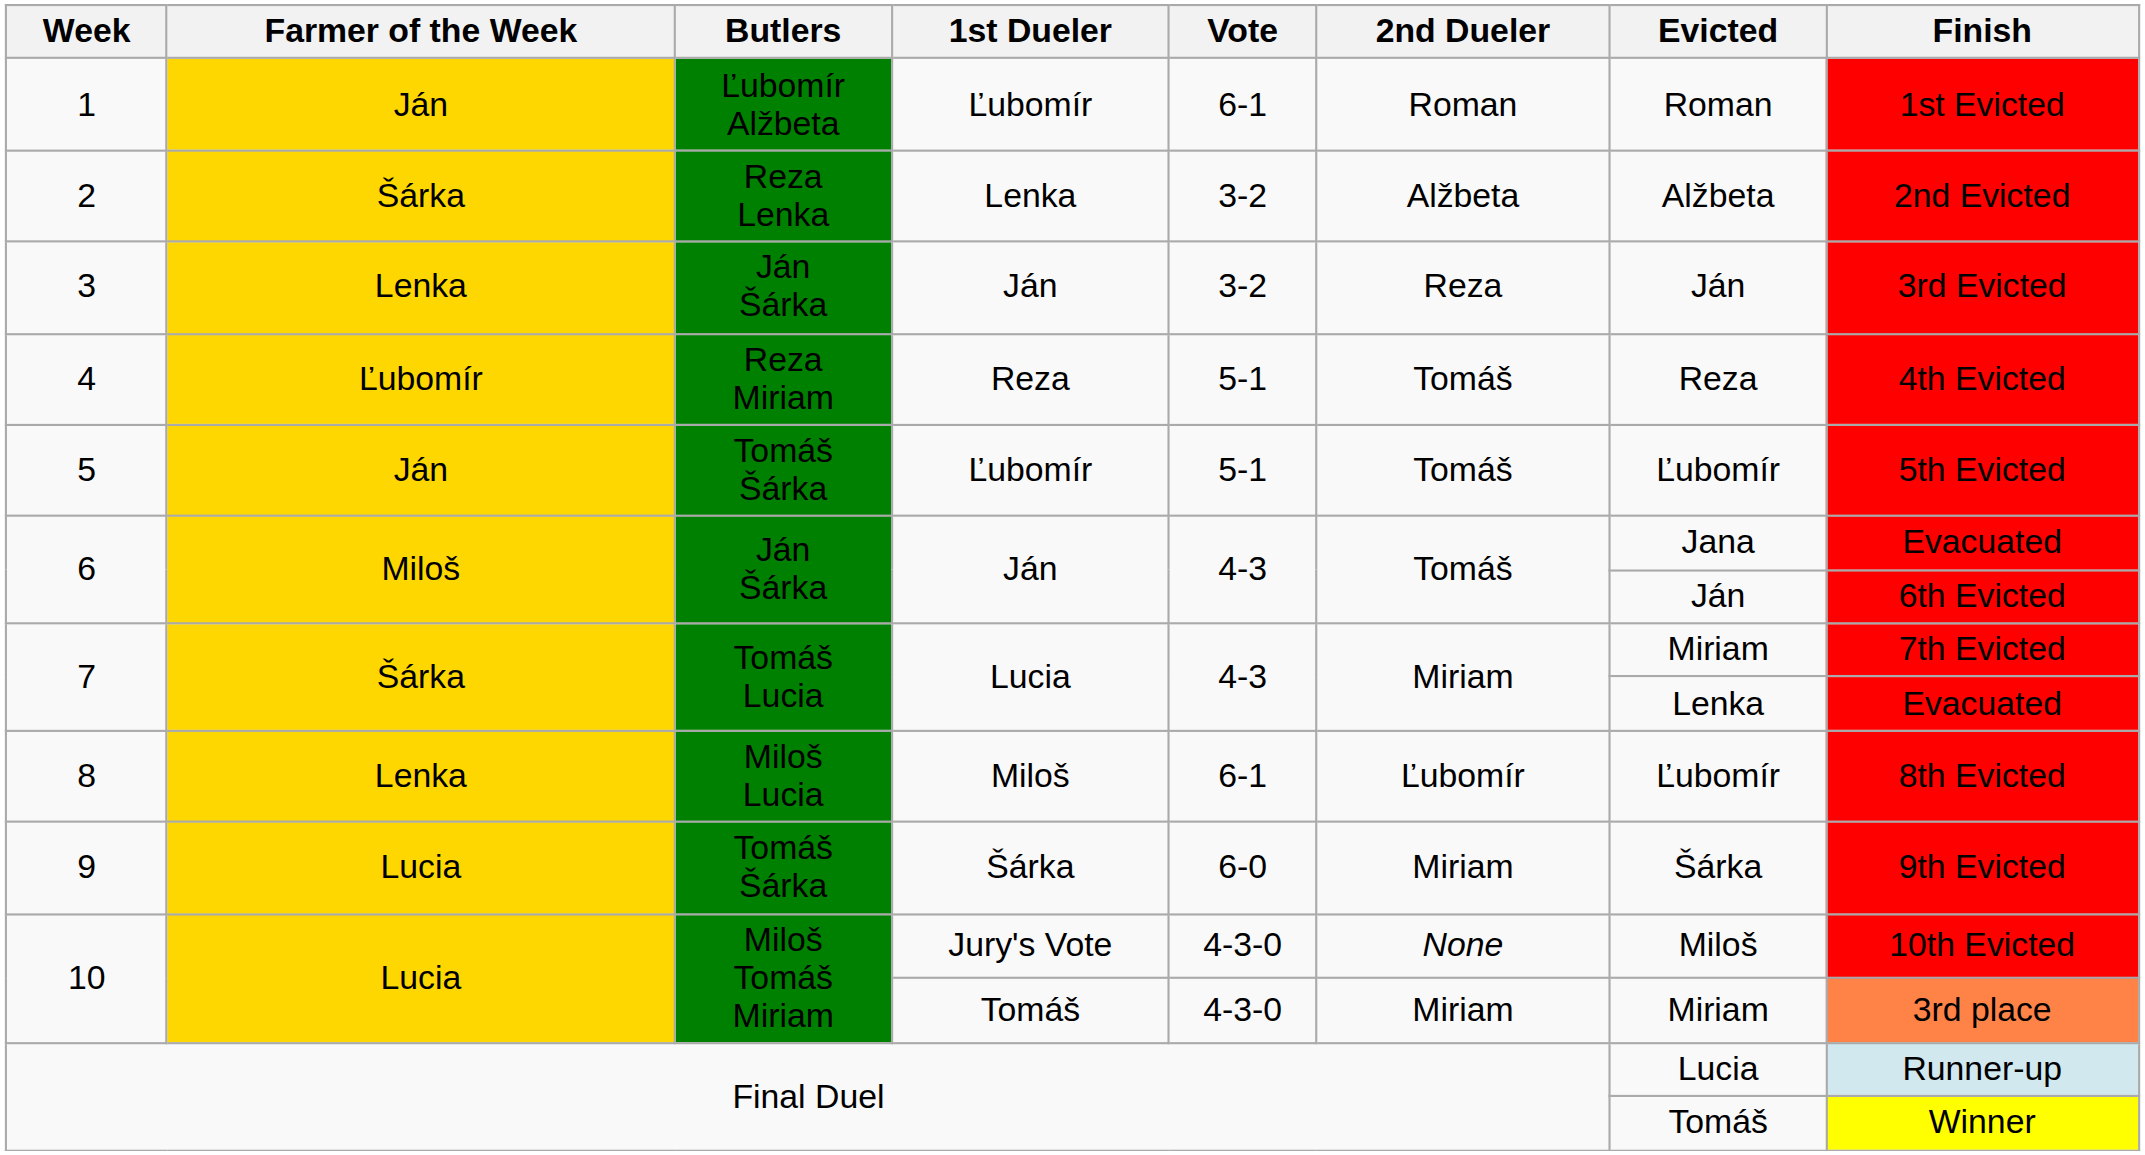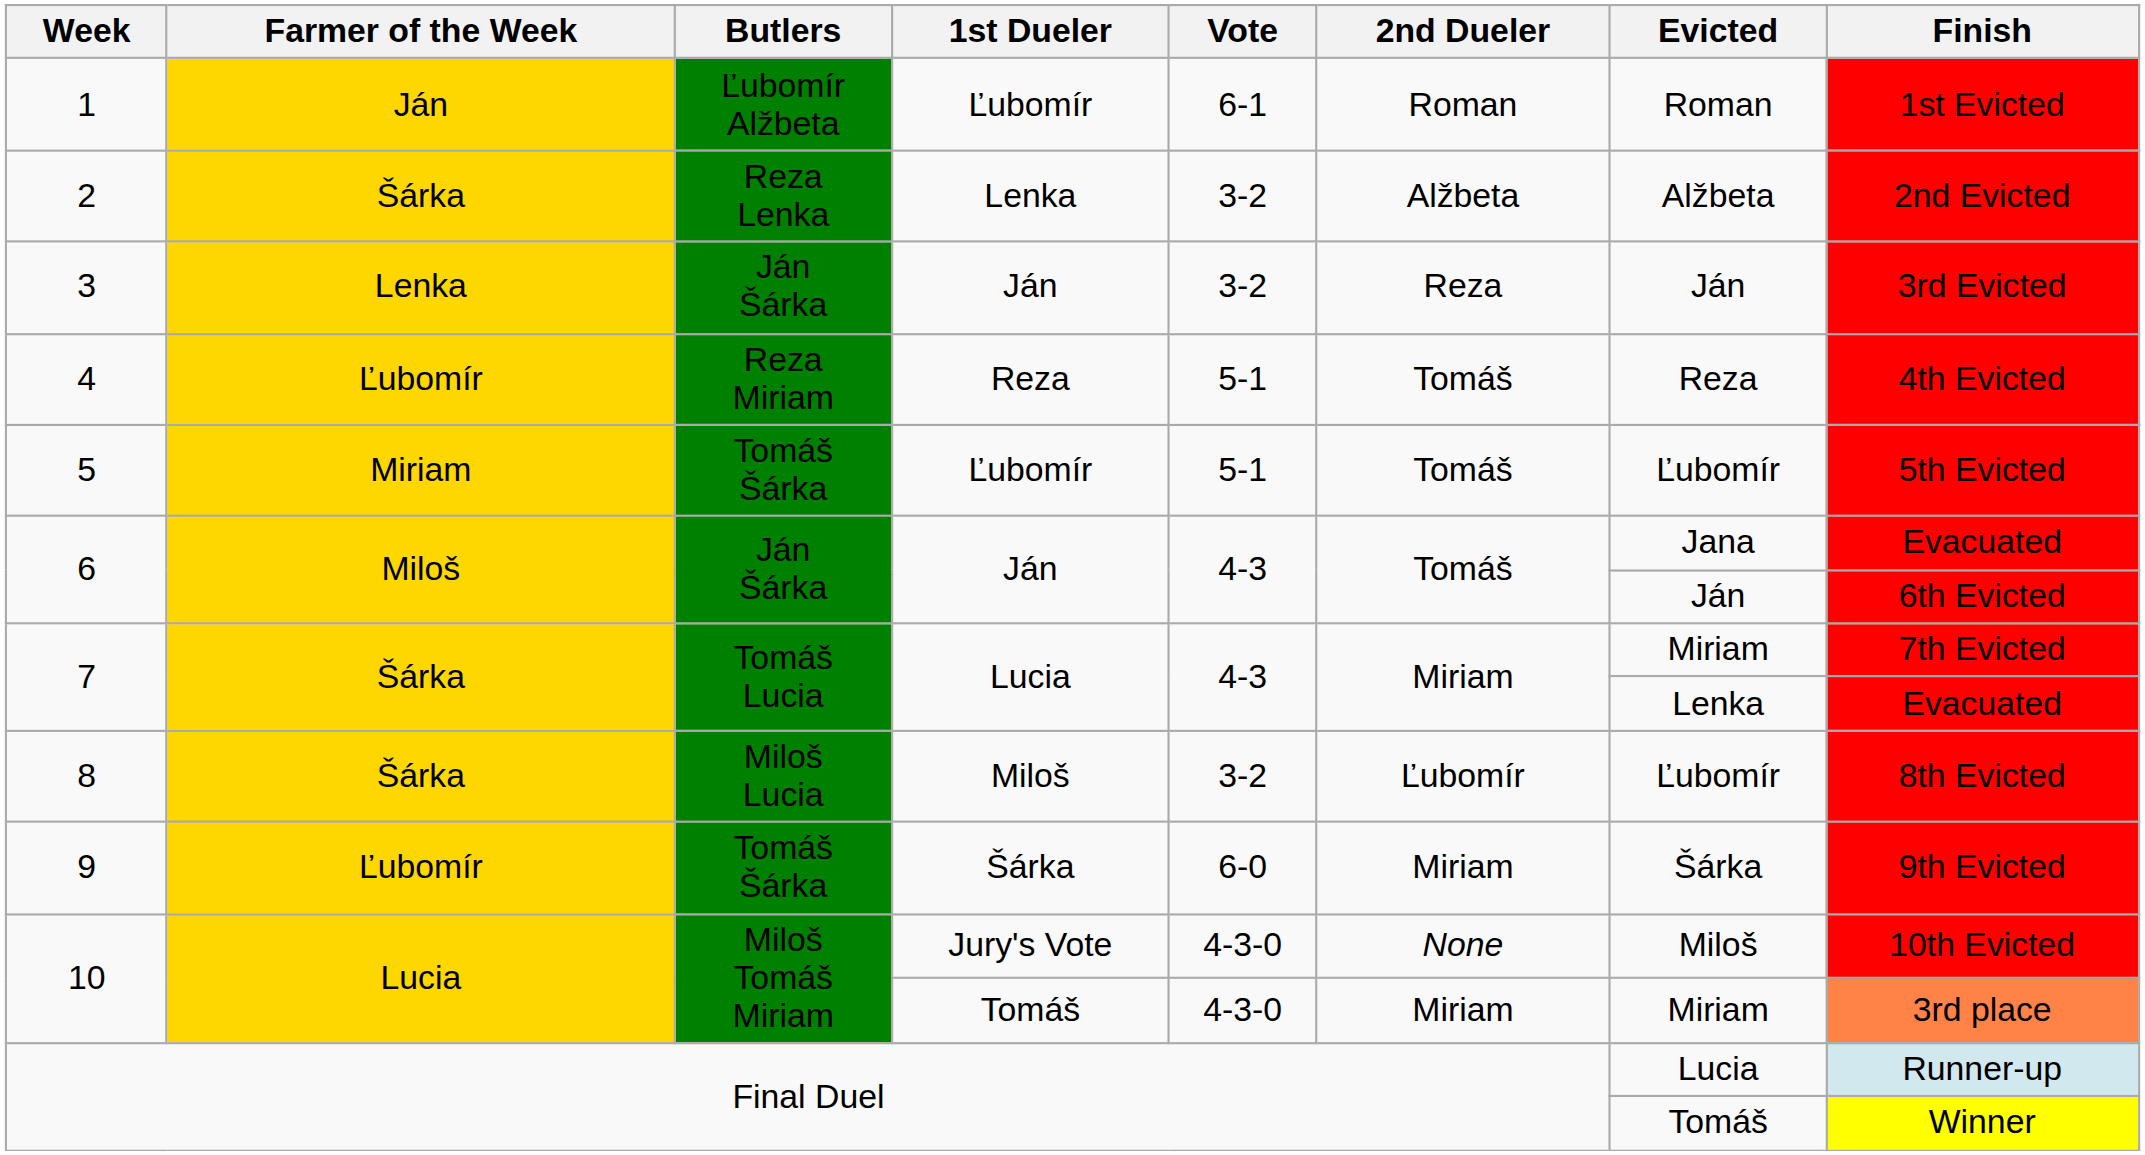(421, 469) Ján -> (421, 469) Miriam
(421, 775) Lenka -> (421, 775) Šárka
(1243, 775) 6-1 -> (1243, 775) 3-2
(421, 867) Lucia -> (421, 867) Ľubomír
